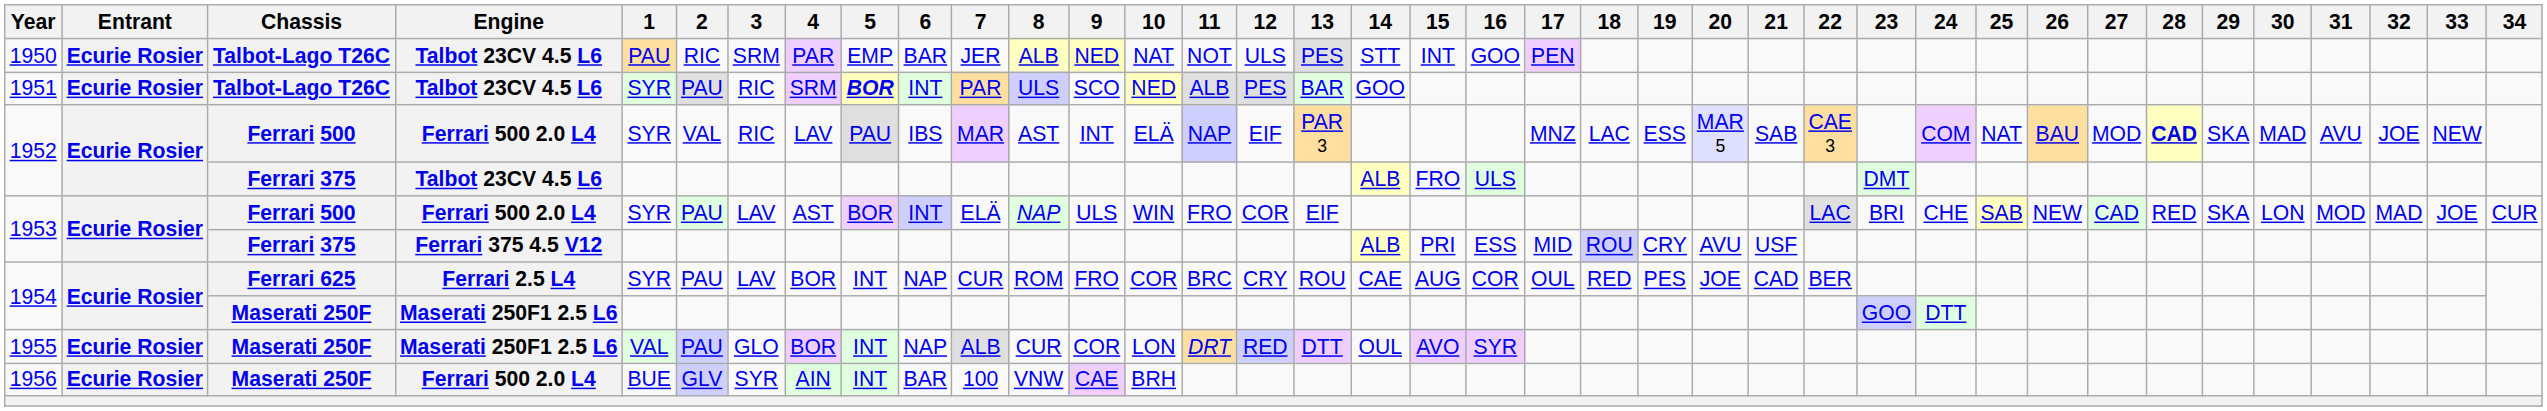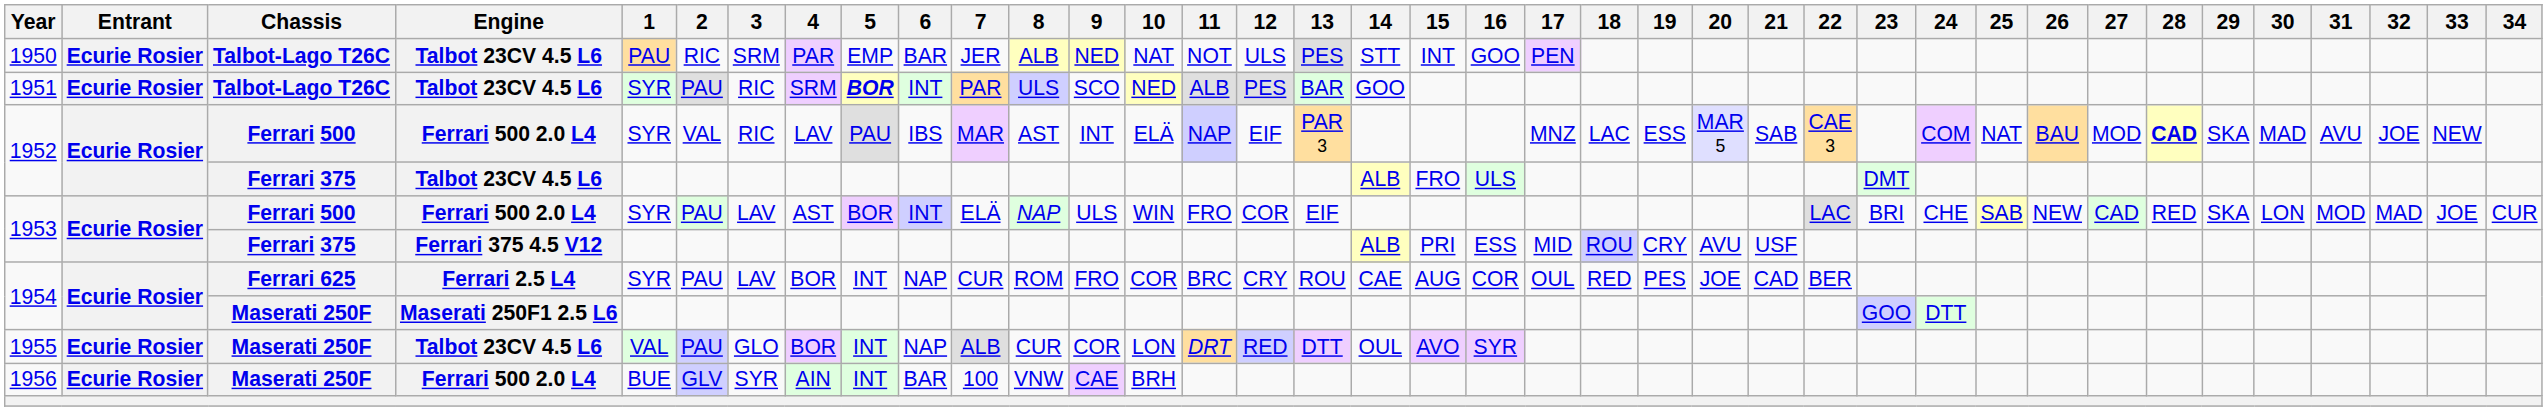(509, 346) Maserati 250F1 2.5 L6 -> (509, 346) Talbot 23CV 4.5 L6
